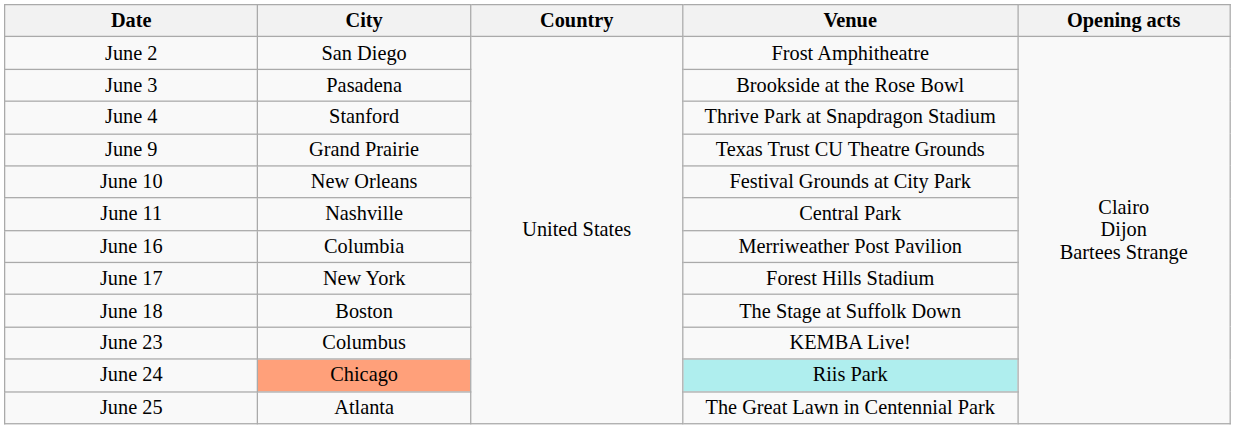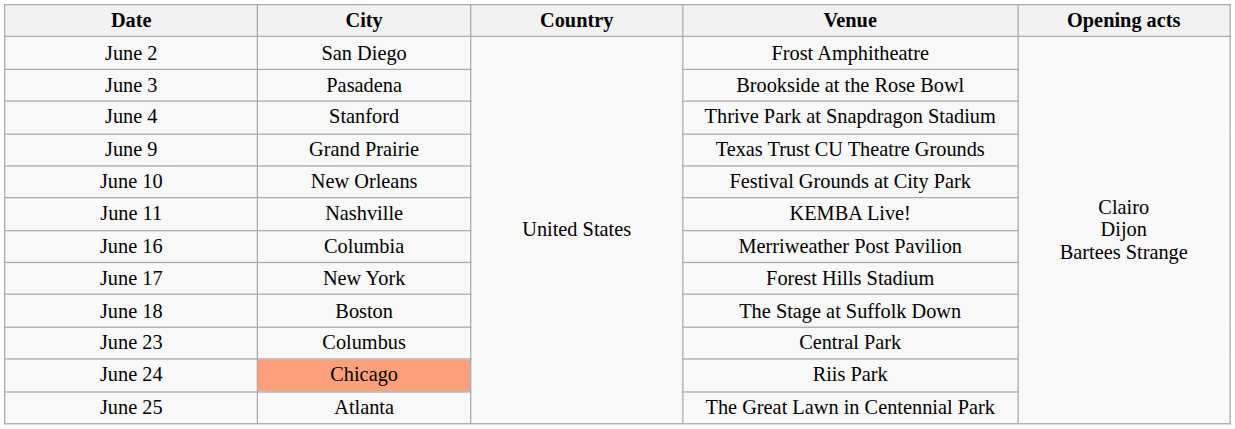(850, 213) Central Park -> (850, 213) KEMBA Live!
(850, 342) KEMBA Live! -> (850, 342) Central Park
(850, 375) paleturquoise background -> (850, 375) no background
